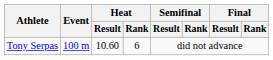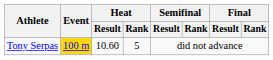(76, 46) no background -> (76, 46) gold background
(137, 46) 6 -> (137, 46) 5
